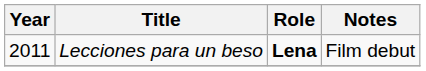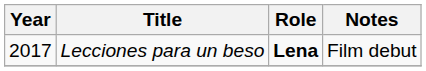(30, 50) 2011 -> (30, 50) 2017
